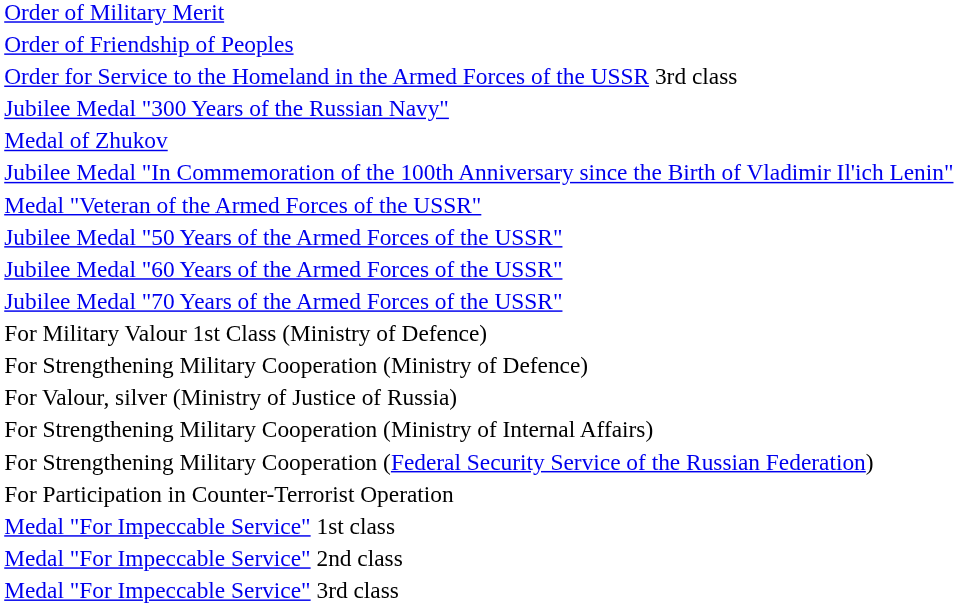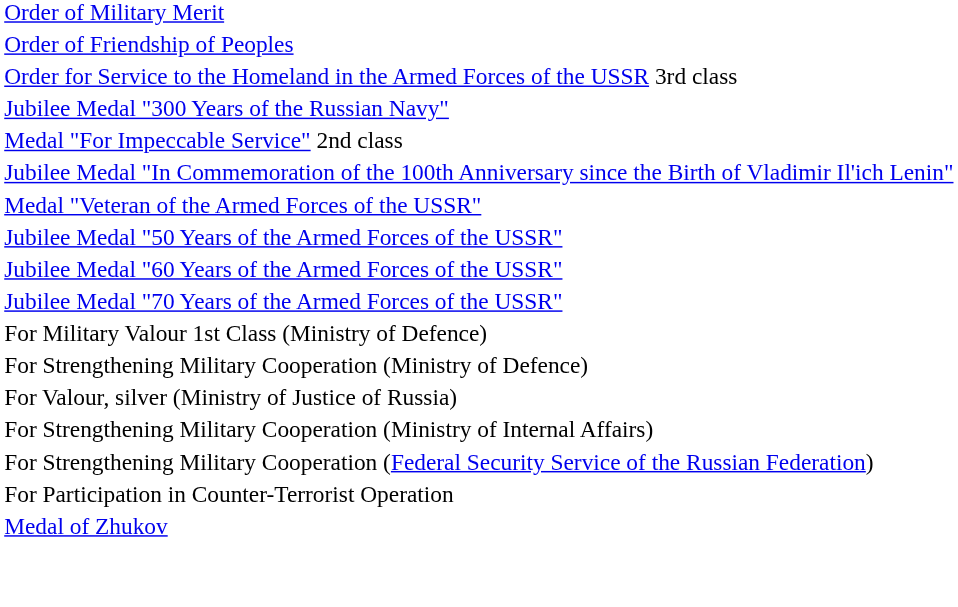rows swapped: (86, 140) <-> (203, 558)
- row: (200, 526)
- row: (202, 590)
